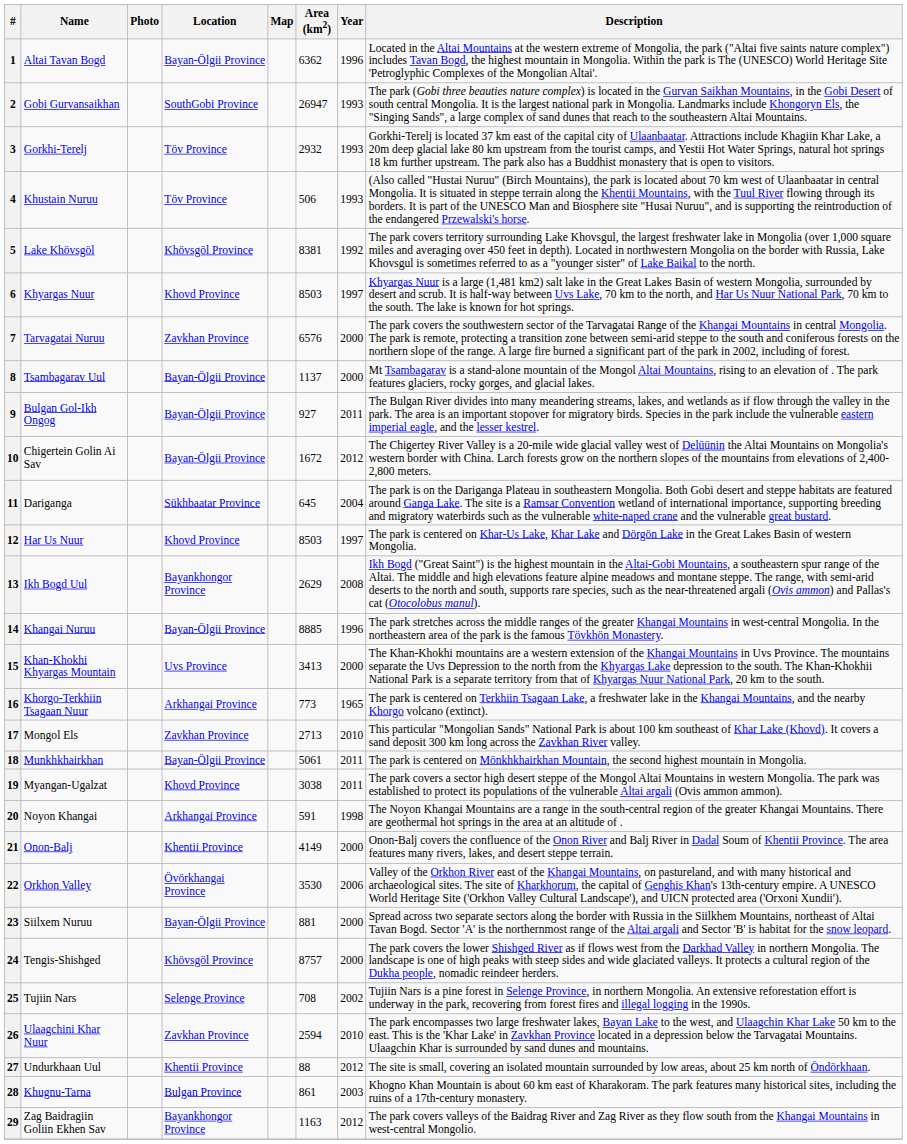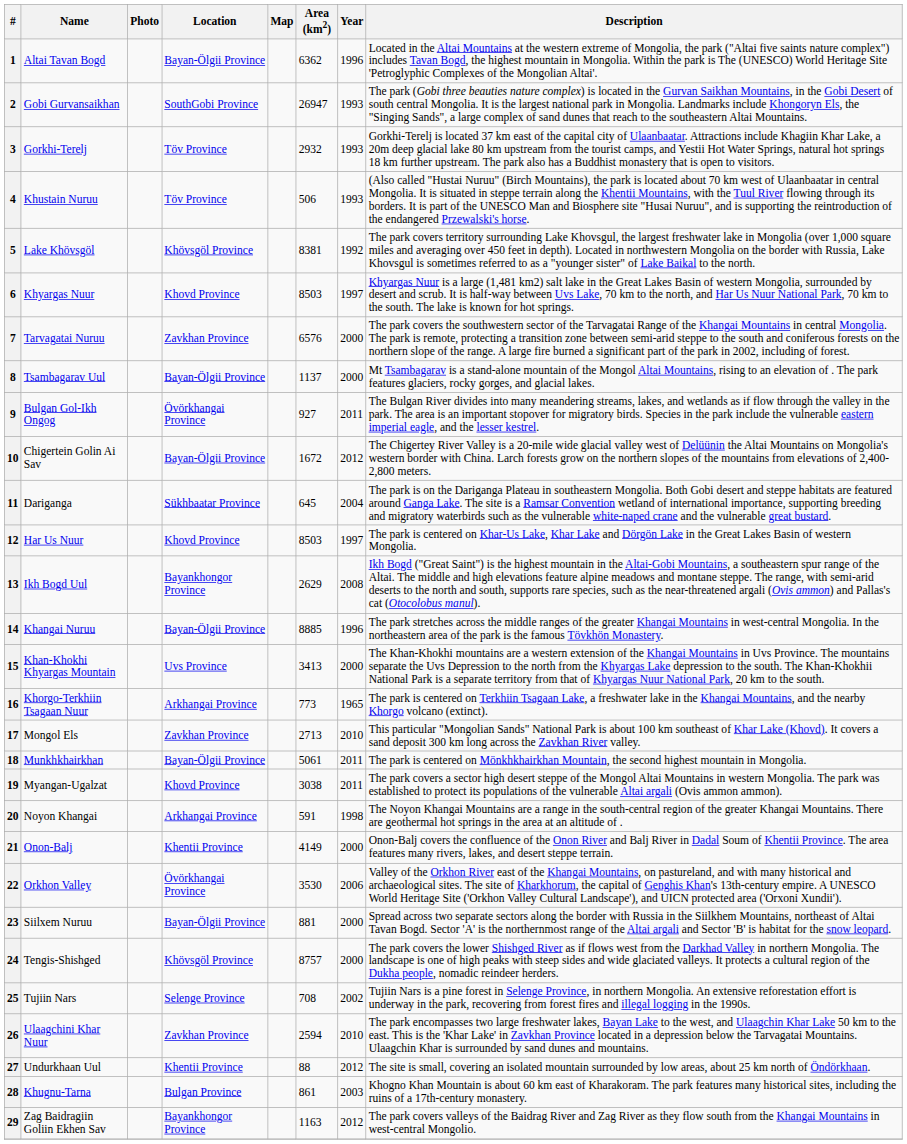(215, 414) Bayan-Ölgii Province -> (194, 414) Övörkhangai Province
